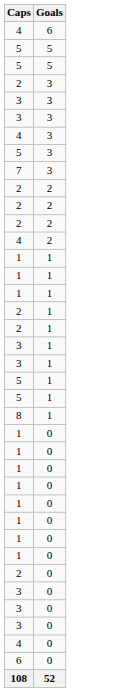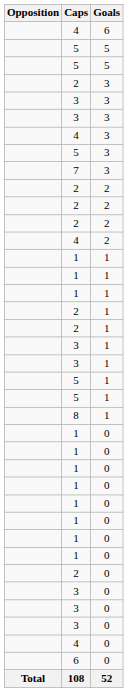+ column: (33, 13)
